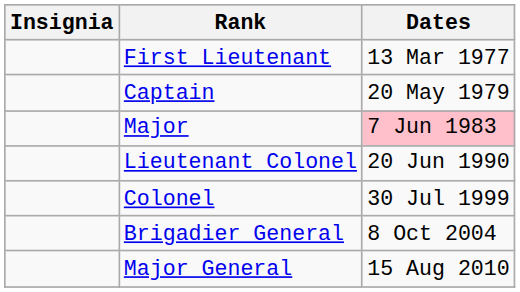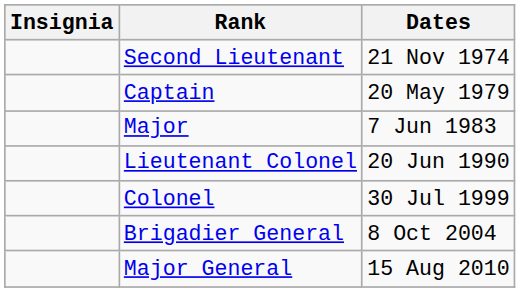+ row: (234, 58)
- row: (227, 58)
(432, 128) pink background -> (432, 128) no background
